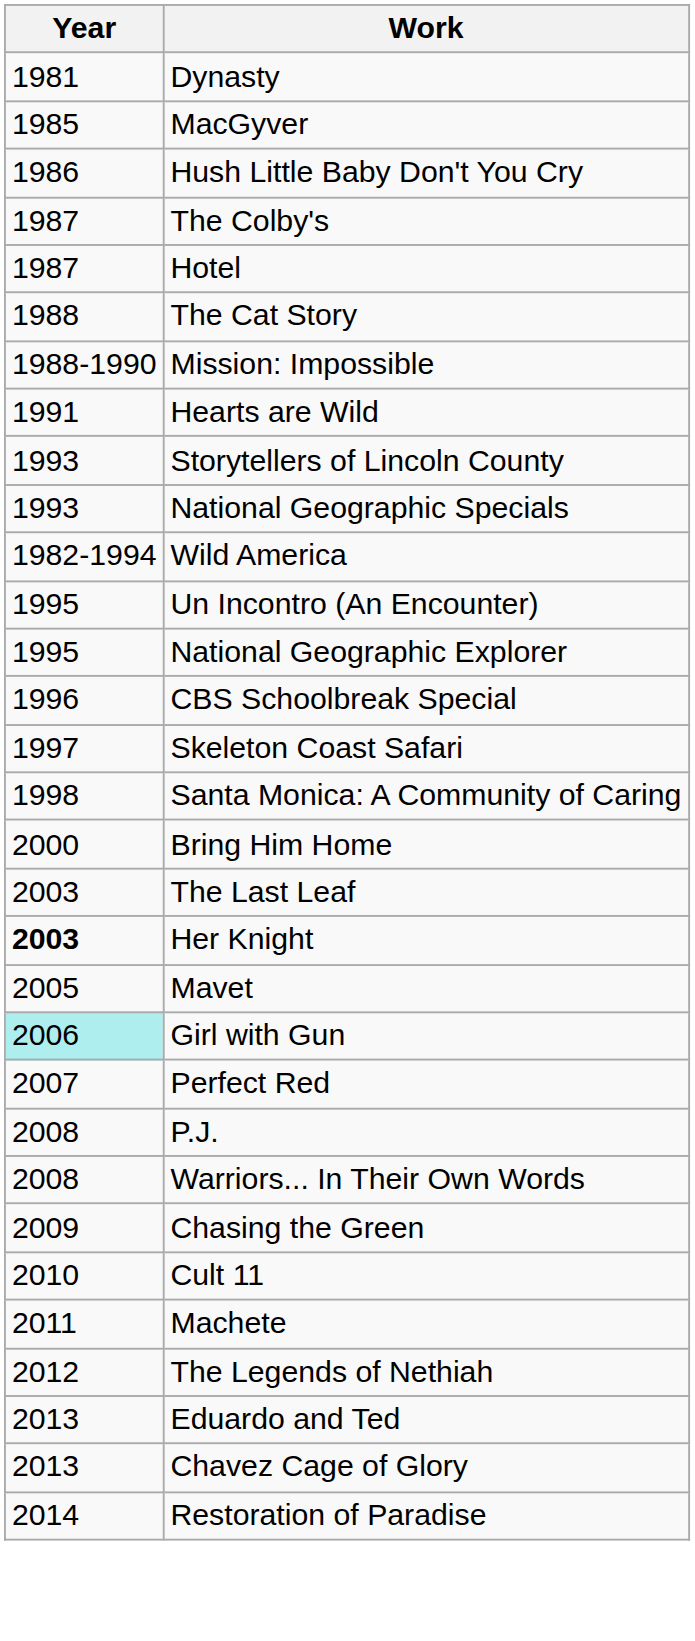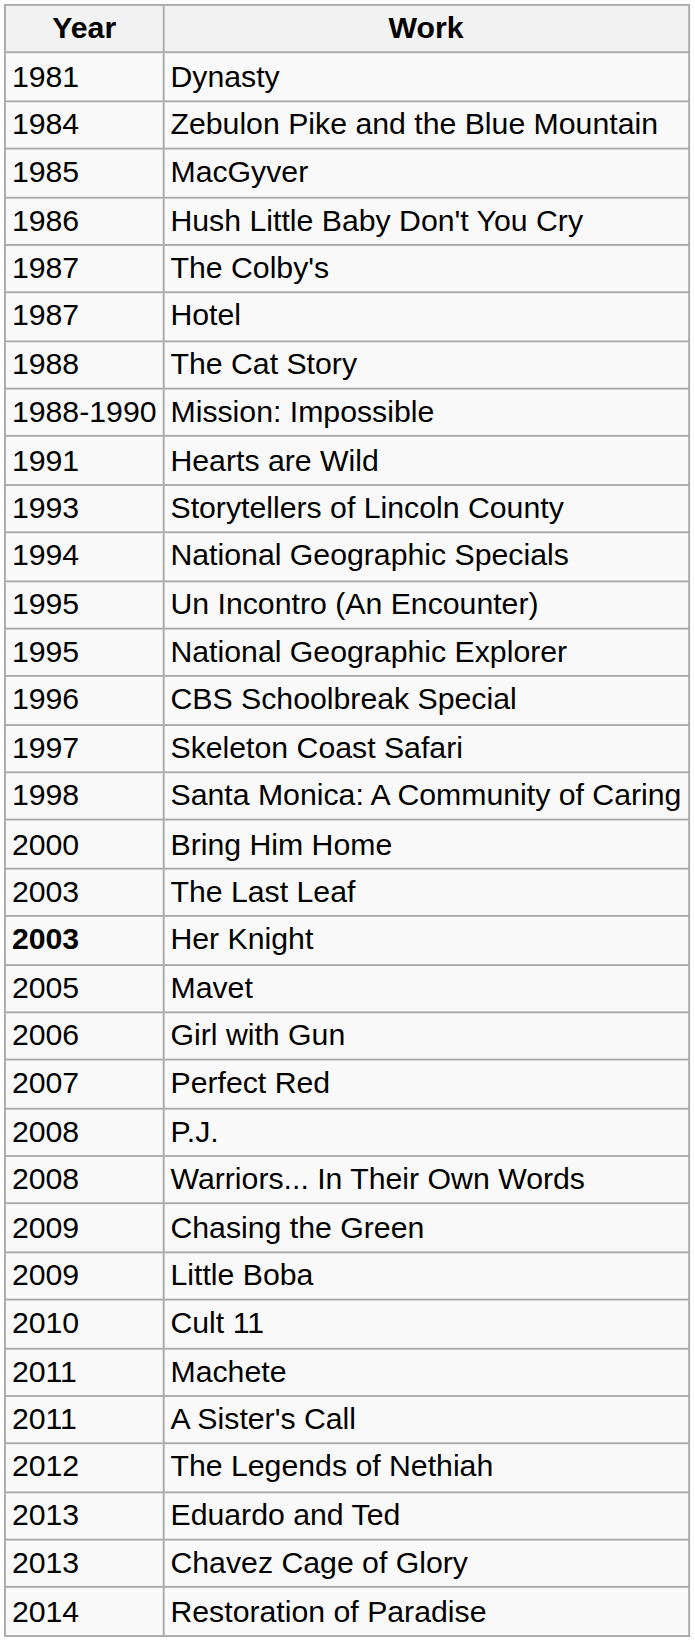+ row: (414, 124)
(46, 508) 1993 -> (46, 556) 1994
- row: (259, 556)
(46, 1035) paleturquoise background -> (46, 1035) no background
+ row: (242, 1275)
+ row: (263, 1419)
